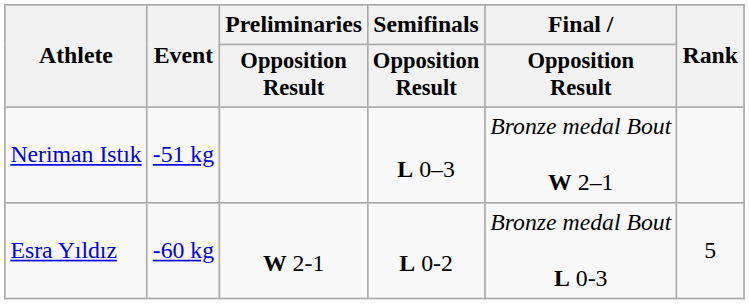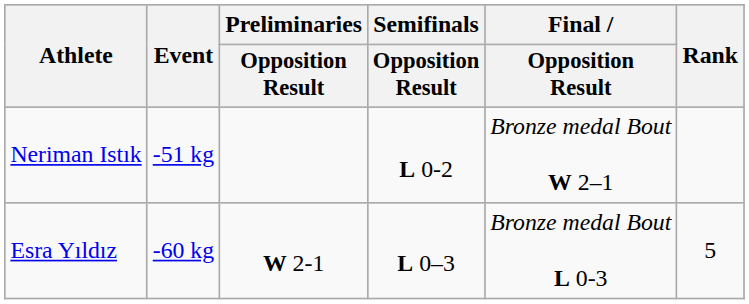(426, 169) L 0–3 -> (426, 169) L 0-2
(426, 264) L 0-2 -> (426, 264) L 0–3
